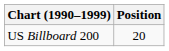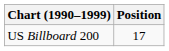(139, 35) 20 -> (139, 35) 17
